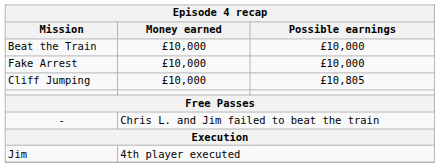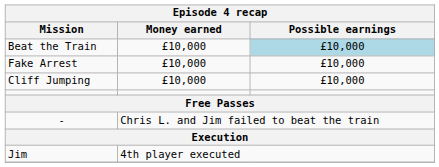(342, 47) no background -> (342, 47) lightblue background
(342, 81) £10,805 -> (342, 81) £10,000
